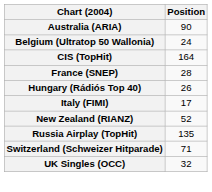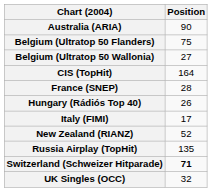+ row: (85, 42)
(186, 42) 24 -> (186, 57) 27
(186, 149) normal -> (186, 164) bold
